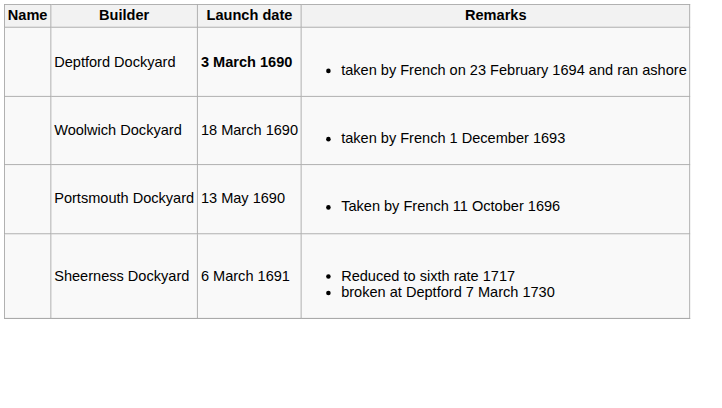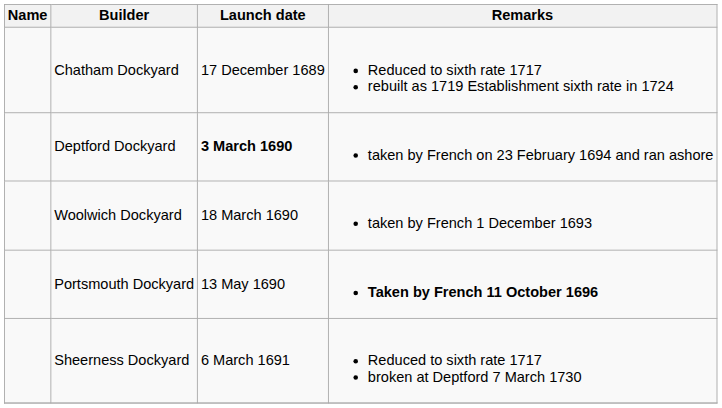+ row: (116, 70)
(496, 207) normal -> (522, 292) bold
